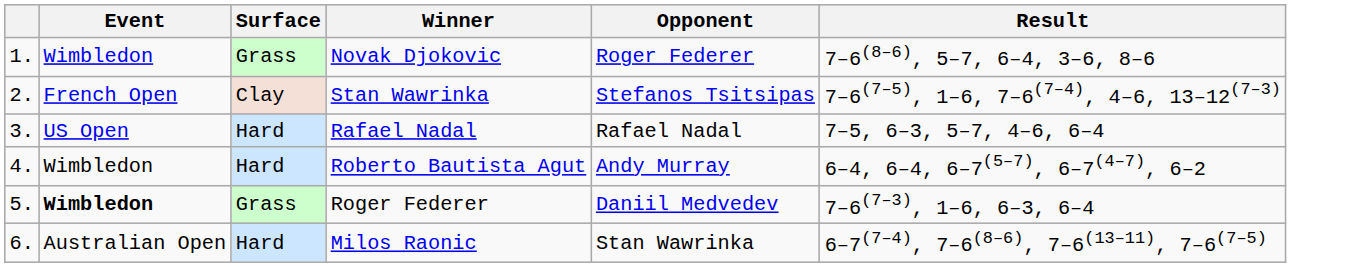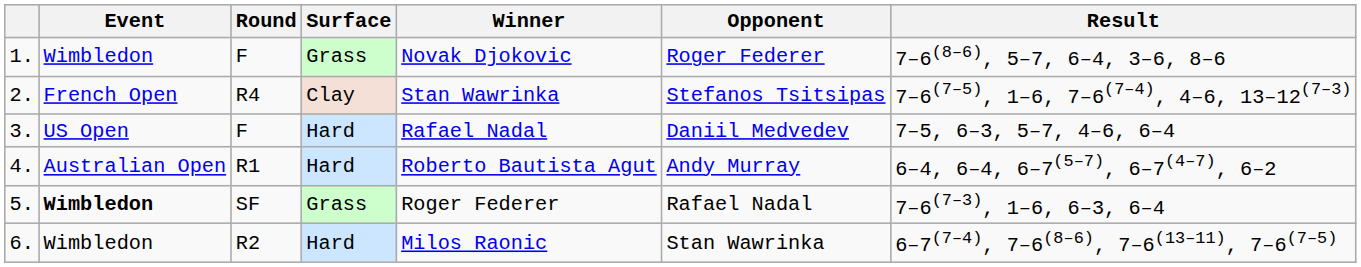+ column: (266, 21)
(669, 131) Rafael Nadal -> (758, 131) Daniil Medvedev
(98, 166) Wimbledon -> (135, 166) Australian Open
(687, 205) Daniil Medvedev -> (739, 205) Rafael Nadal
(135, 243) Australian Open -> (98, 243) Wimbledon
